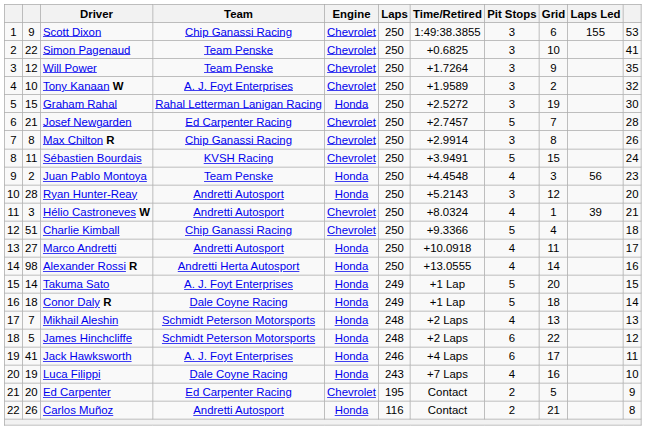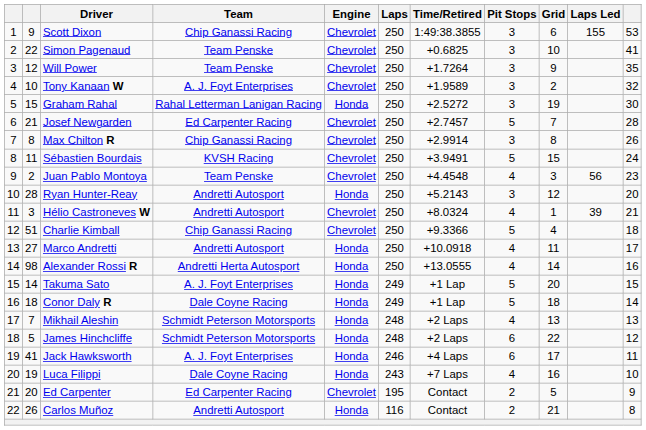(351, 176) Honda -> (351, 176) Chevrolet
